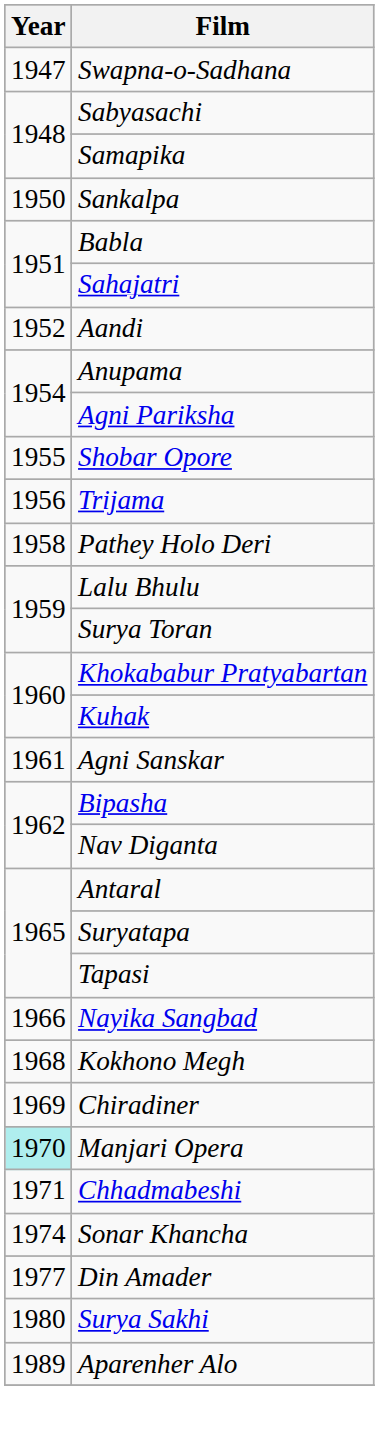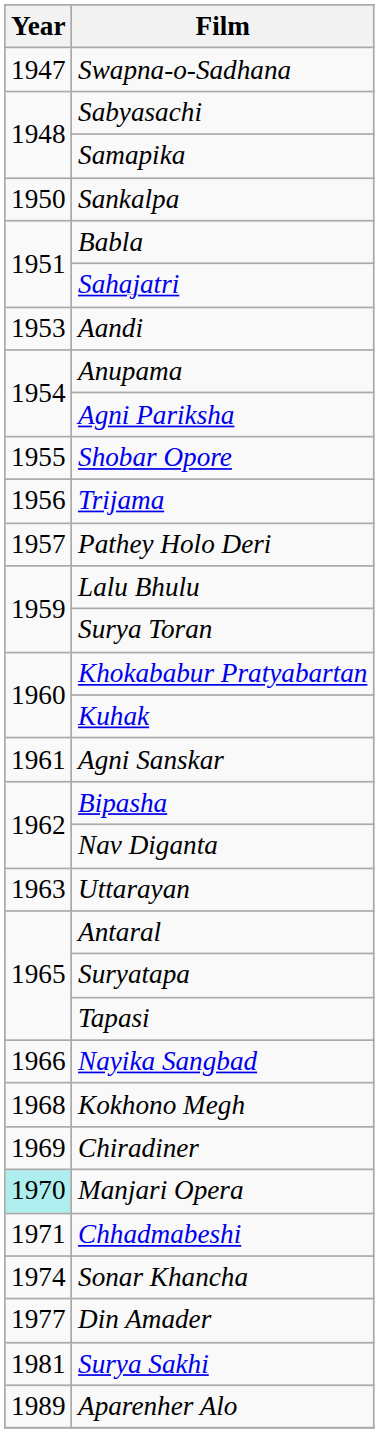(38, 328) 1952 -> (38, 328) 1953
(38, 543) 1958 -> (38, 543) 1957
+ row: (134, 888)
(38, 1320) 1980 -> (38, 1363) 1981
